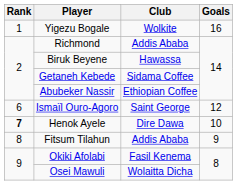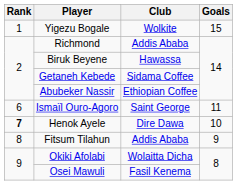(216, 28) 16 -> (216, 28) 15
(216, 108) 12 -> (216, 108) 11
(160, 156) Fasil Kenema -> (160, 156) Wolaitta Dicha
(160, 172) Wolaitta Dicha -> (160, 172) Fasil Kenema
